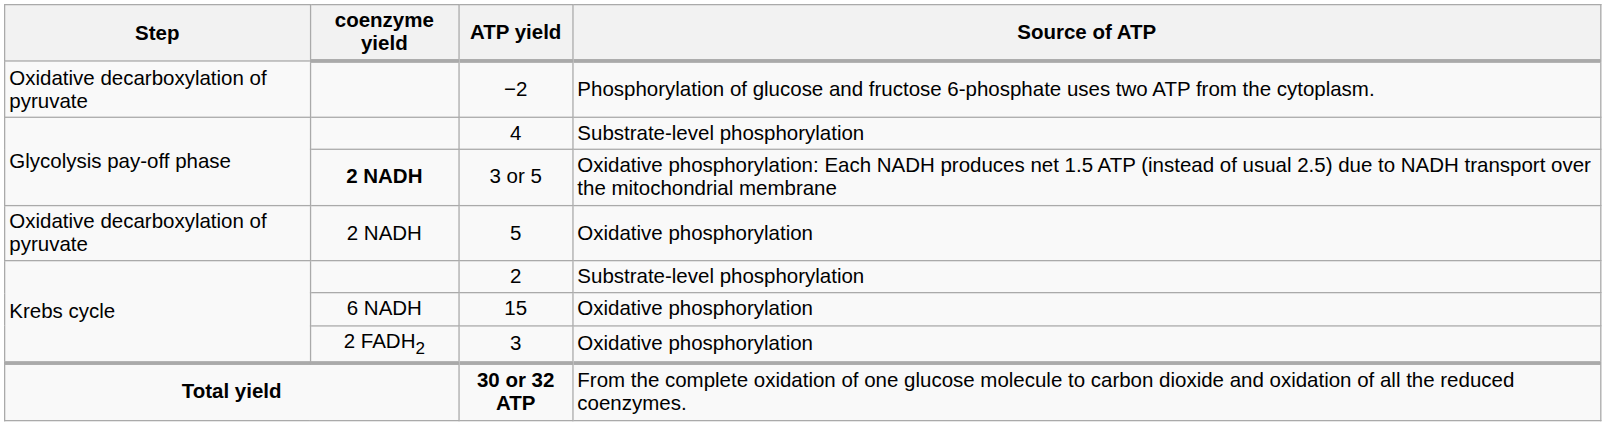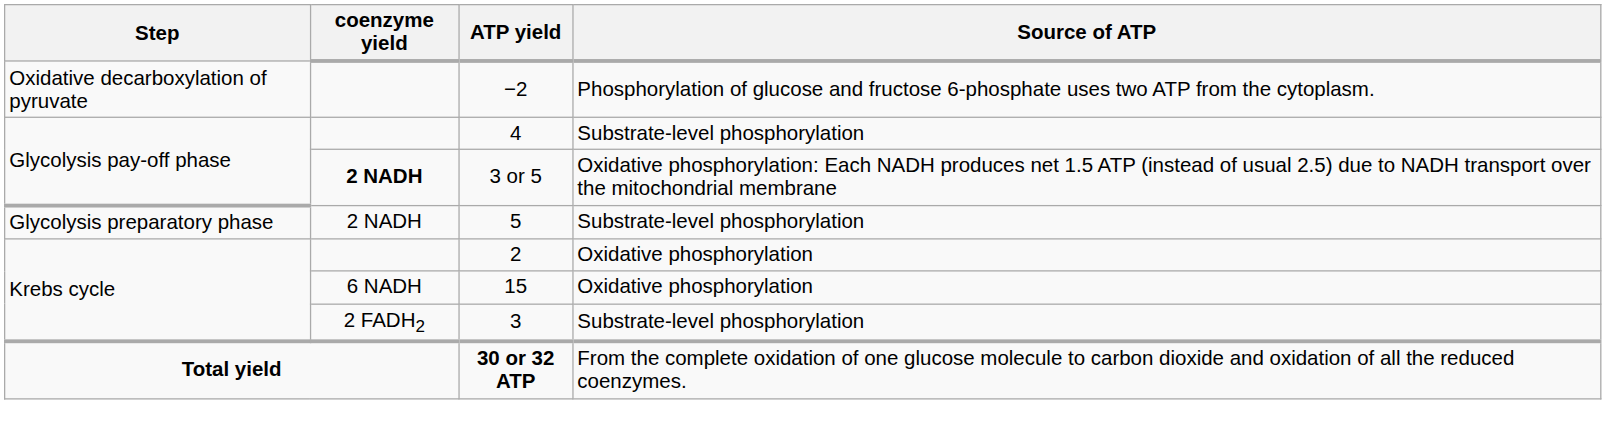(138, 232) Oxidative decarboxylation of pyruvate -> (141, 222) Glycolysis preparatory phase
(695, 232) Oxidative phosphorylation -> (721, 221) Substrate-level phosphorylation
(721, 276) Substrate-level phosphorylation -> (695, 254) Oxidative phosphorylation
(695, 343) Oxidative phosphorylation -> (721, 321) Substrate-level phosphorylation
